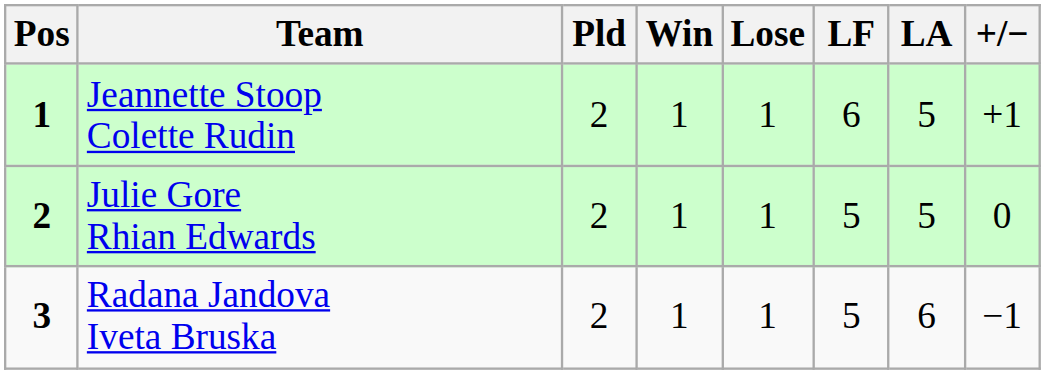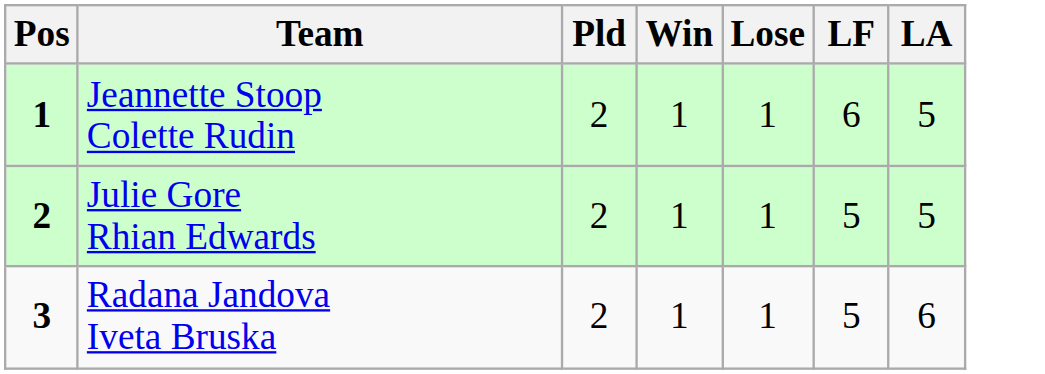- column: (1002, 34)
